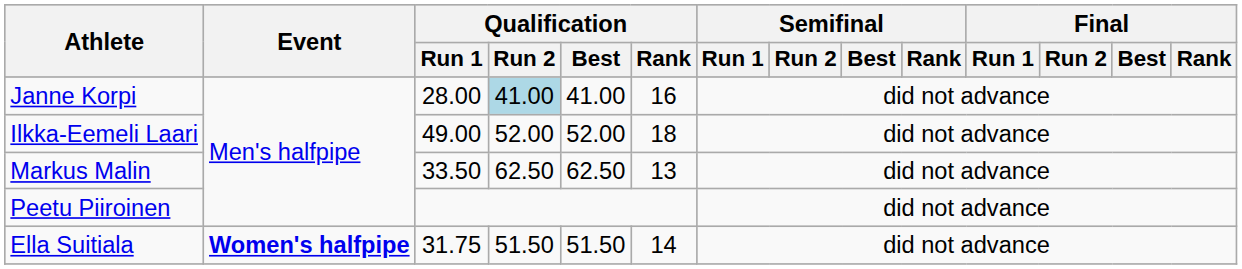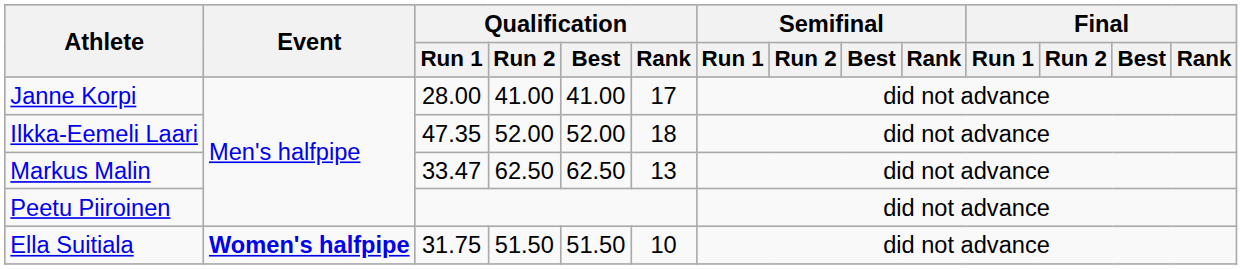(524, 96) lightblue background -> (524, 96) no background
(664, 96) 16 -> (664, 96) 17
(452, 134) 49.00 -> (452, 134) 47.35
(452, 171) 33.50 -> (452, 171) 33.47
(664, 246) 14 -> (664, 246) 10
